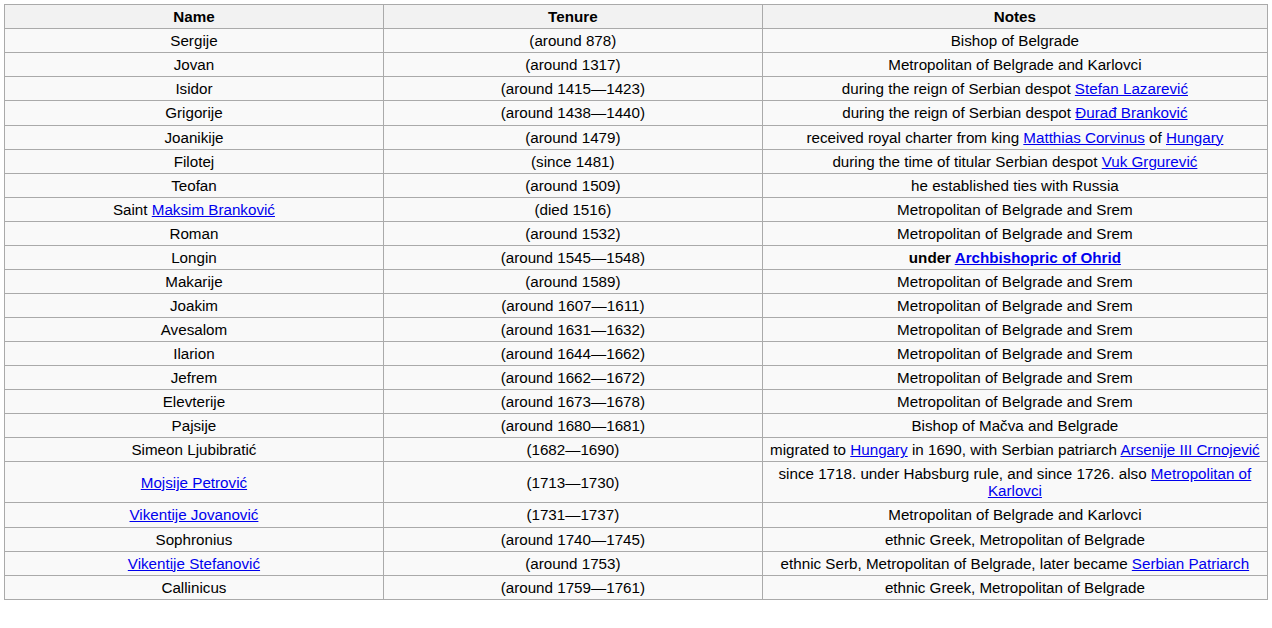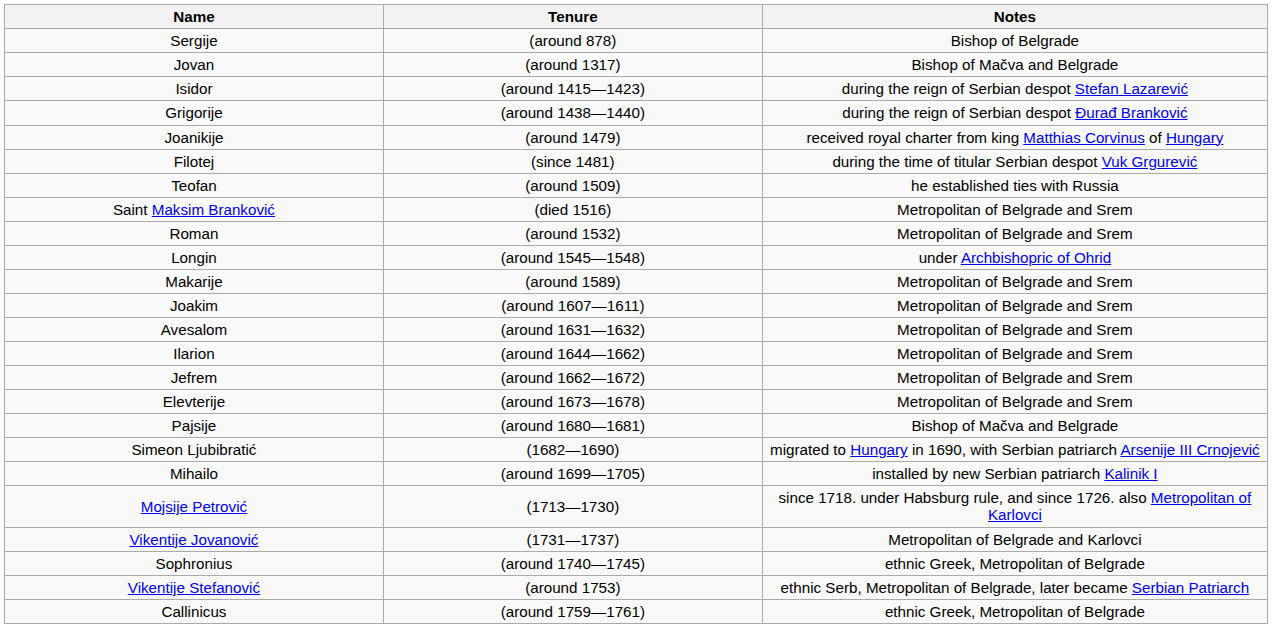(1015, 65) Metropolitan of Belgrade and Karlovci -> (1015, 65) Bishop of Mačva and Belgrade
(1015, 257) bold -> (1015, 257) normal
+ row: (194, 474)
